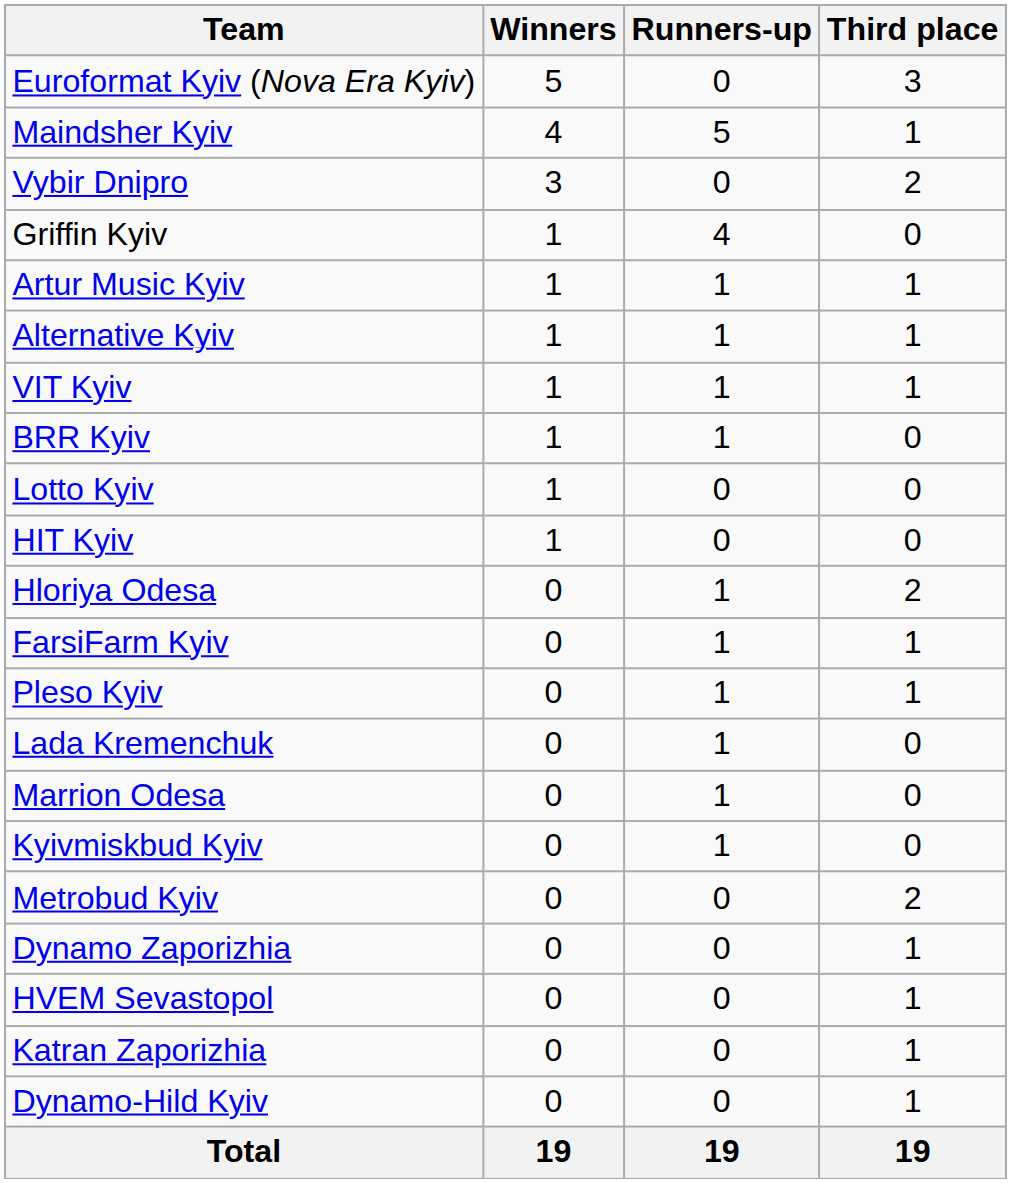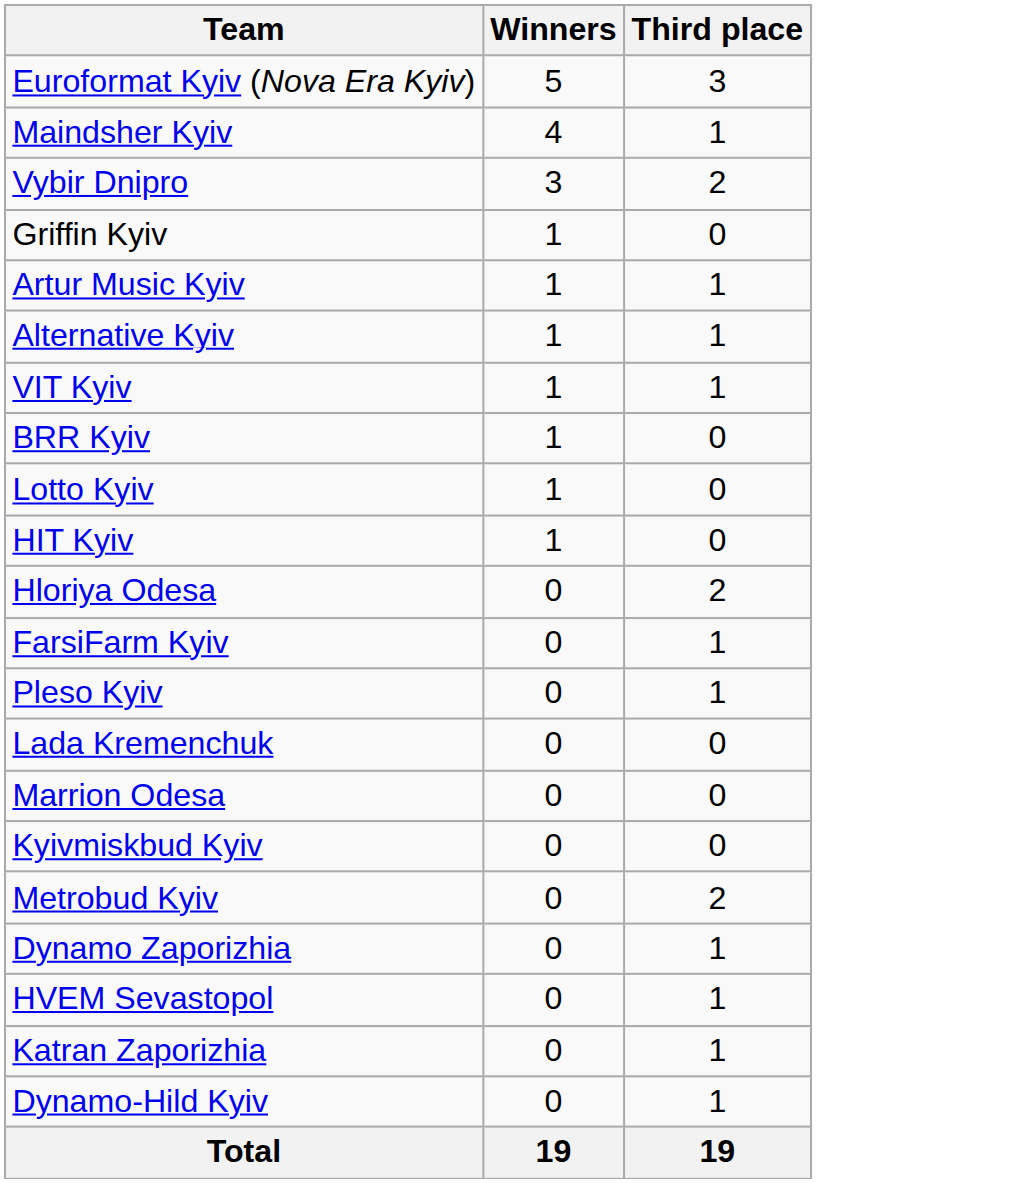- column: (722, 30)
